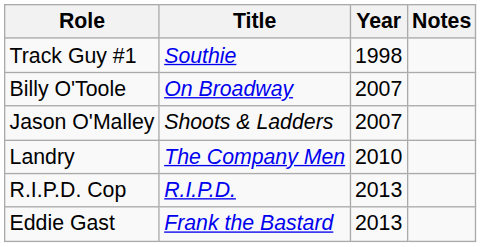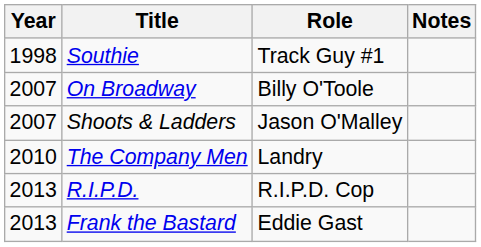columns swapped: (379, 21) <-> (82, 21)
